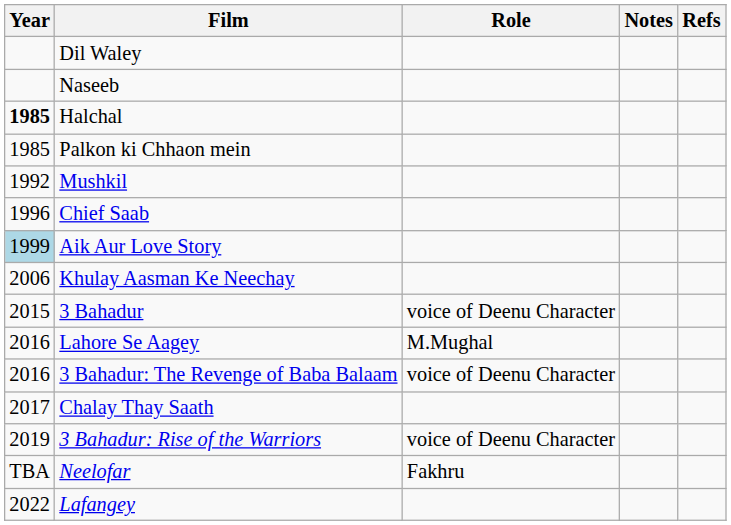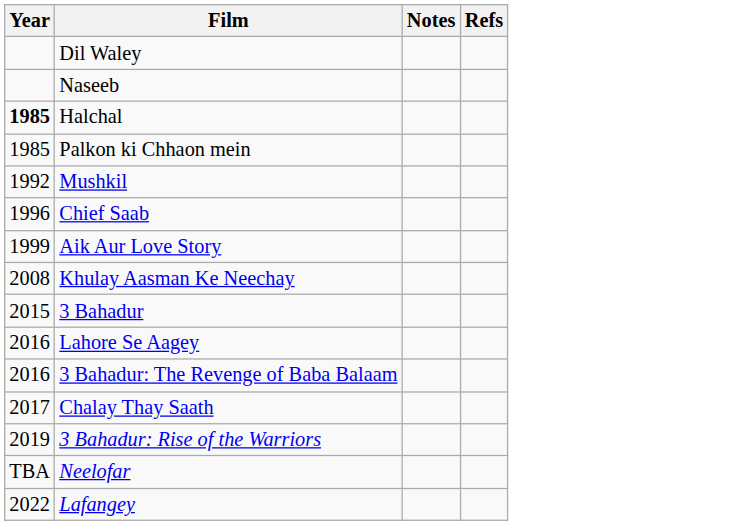- column: (511, 20)
(30, 246) lightblue background -> (30, 246) no background
(30, 278) 2006 -> (30, 278) 2008
